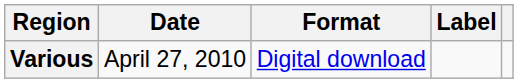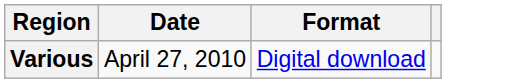- column: (466, 22)
